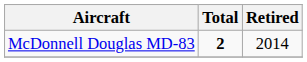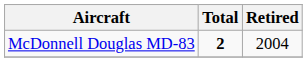(272, 43) 2014 -> (272, 43) 2004
